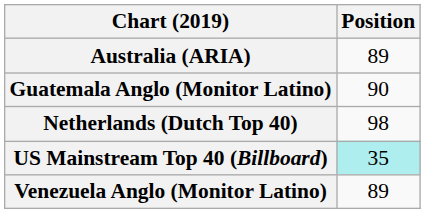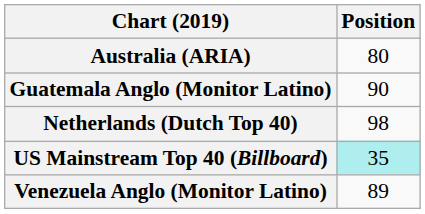(378, 55) 89 -> (378, 55) 80
